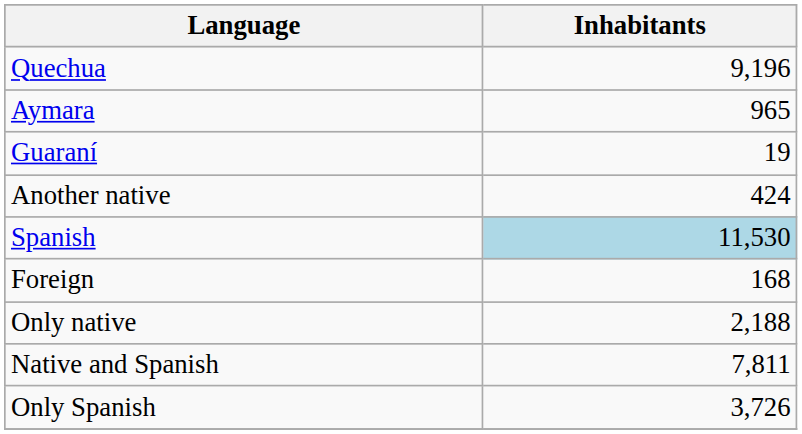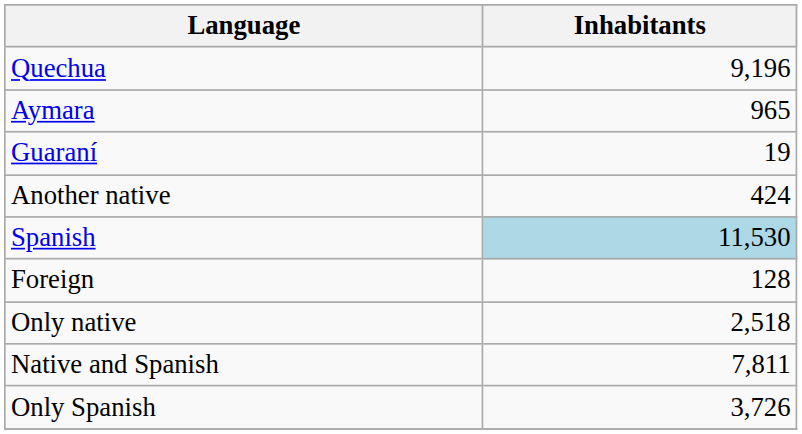(771, 279) 168 -> (771, 279) 128
(761, 322) 2,188 -> (761, 322) 2,518
